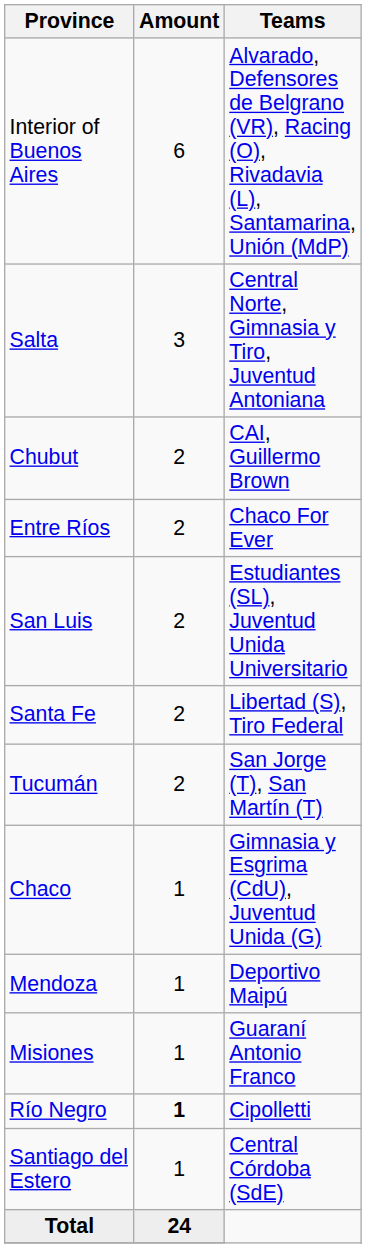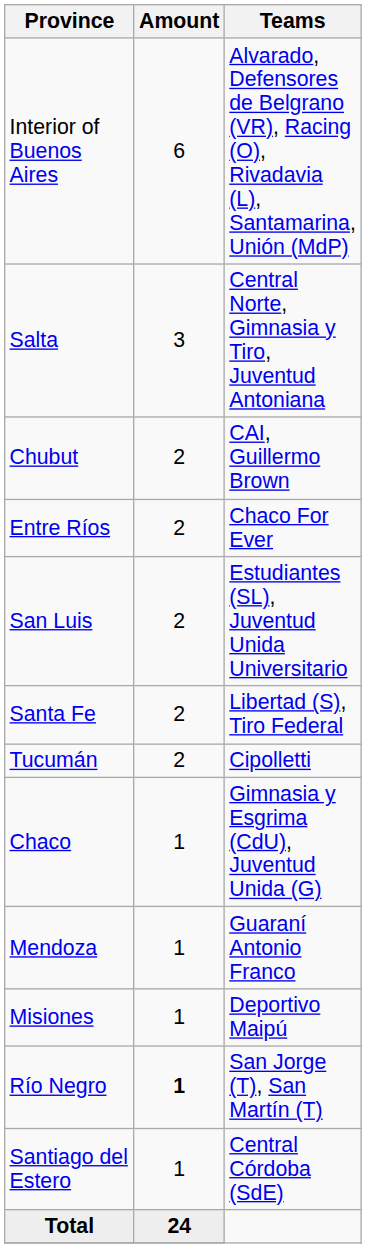(278, 784) San Jorge (T), San Martín (T) -> (270, 760) Cipolletti
(275, 983) Deportivo Maipú -> (268, 947) Guaraní Antonio Franco
(268, 1053) Guaraní Antonio Franco -> (275, 1017) Deportivo Maipú
(270, 1110) Cipolletti -> (278, 1086) San Jorge (T), San Martín (T)
